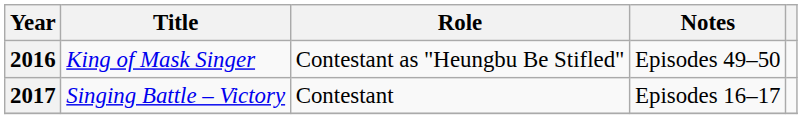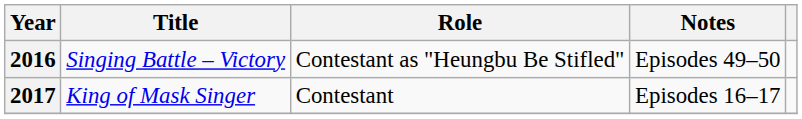(161, 58) King of Mask Singer -> (176, 58) Singing Battle – Victory
(176, 95) Singing Battle – Victory -> (161, 95) King of Mask Singer
